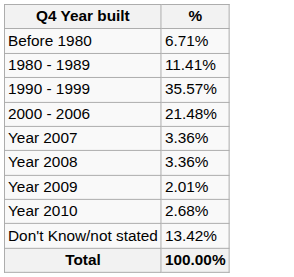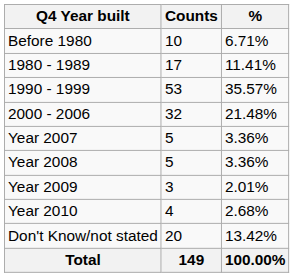+ column: (191, 16)
